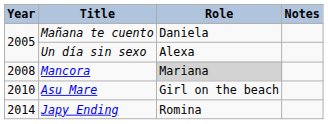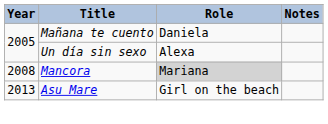(21, 90) 2010 -> (21, 90) 2013
- row: (80, 109)
